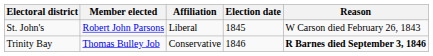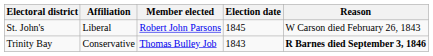columns swapped: (123, 12) <-> (195, 12)
(235, 43) 1846 -> (235, 43) 1843
